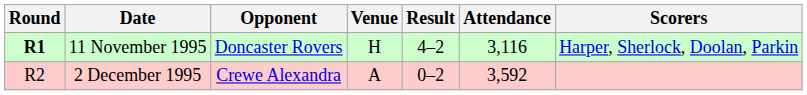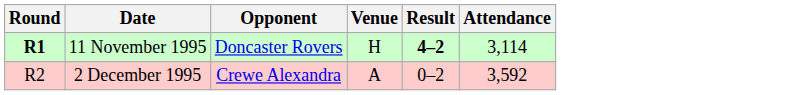- column: (679, 18)
(431, 47) normal -> (431, 47) bold
(507, 47) 3,116 -> (507, 47) 3,114
